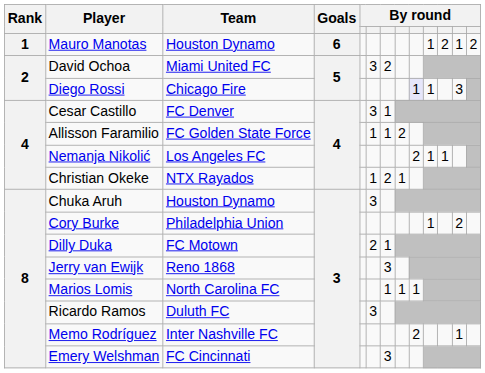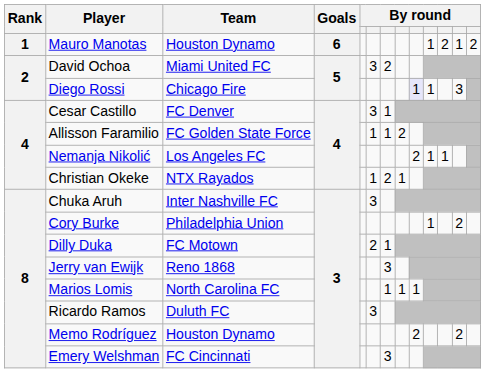(220, 200) Houston Dynamo -> (222, 200) Inter Nashville FC
(222, 334) Inter Nashville FC -> (220, 334) Houston Dynamo
(459, 334) 1 -> (459, 334) 2
